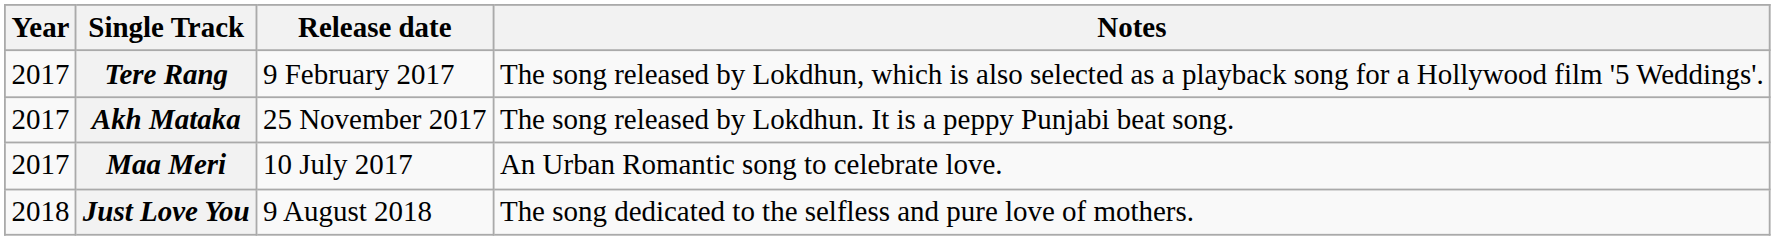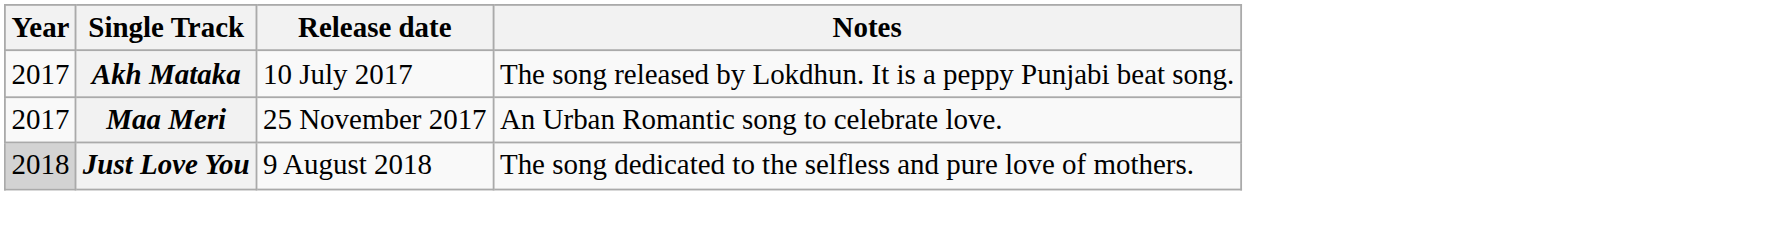- row: (166, 73)
(375, 119) 25 November 2017 -> (338, 73) 10 July 2017
(338, 165) 10 July 2017 -> (375, 119) 25 November 2017
(41, 211) no background -> (41, 165) lightgrey background
